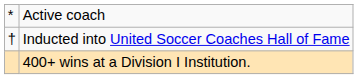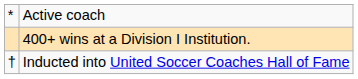rows swapped: (186, 39) <-> (137, 62)
